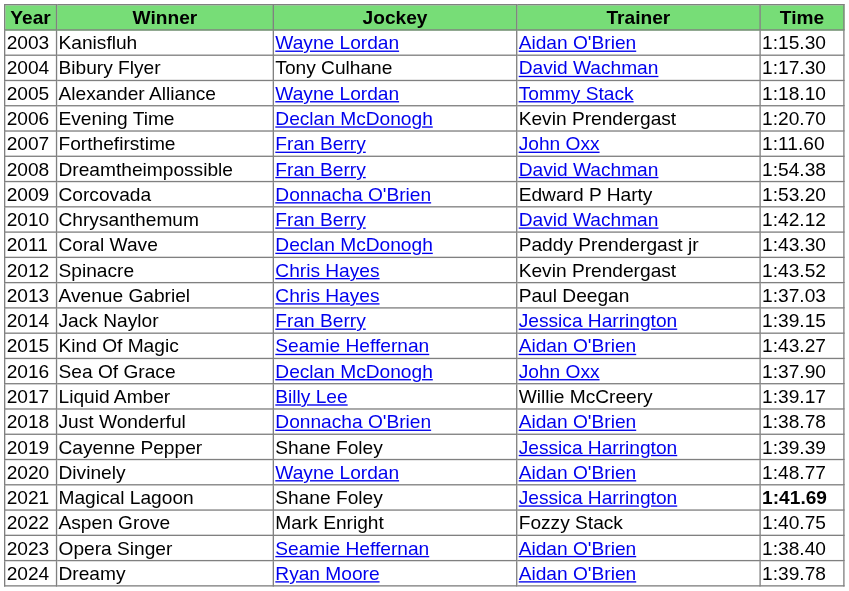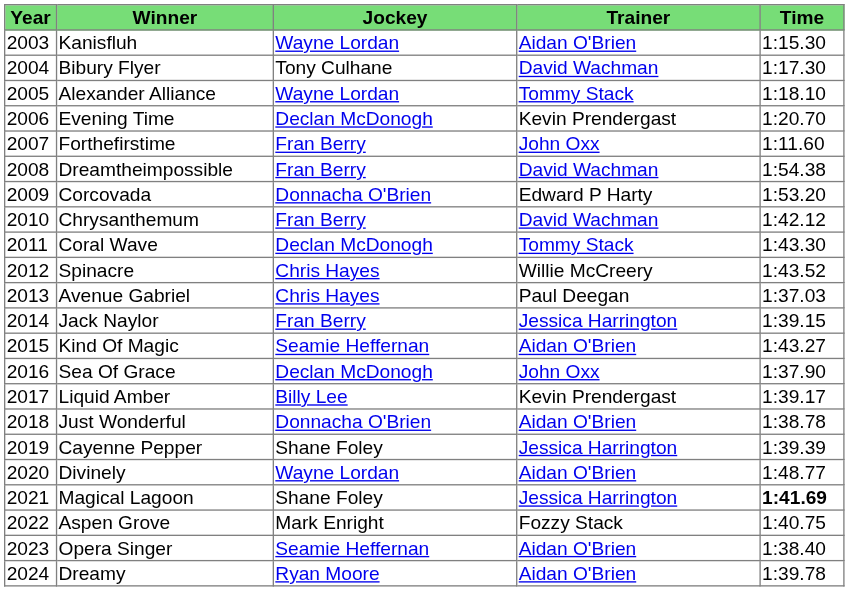(609, 245) Paddy Prendergast jr -> (576, 245) Tommy Stack
(597, 270) Kevin Prendergast -> (586, 270) Willie McCreery
(586, 396) Willie McCreery -> (597, 396) Kevin Prendergast
